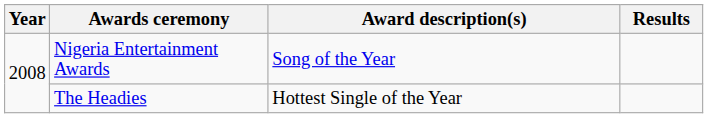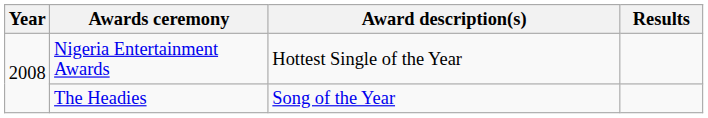(334, 58) Song of the Year -> (367, 58) Hottest Single of the Year
(367, 98) Hottest Single of the Year -> (334, 98) Song of the Year
